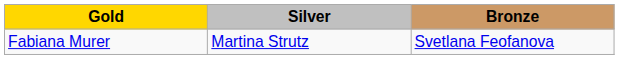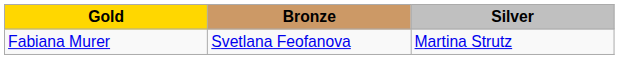columns swapped: (309, 16) <-> (513, 16)
